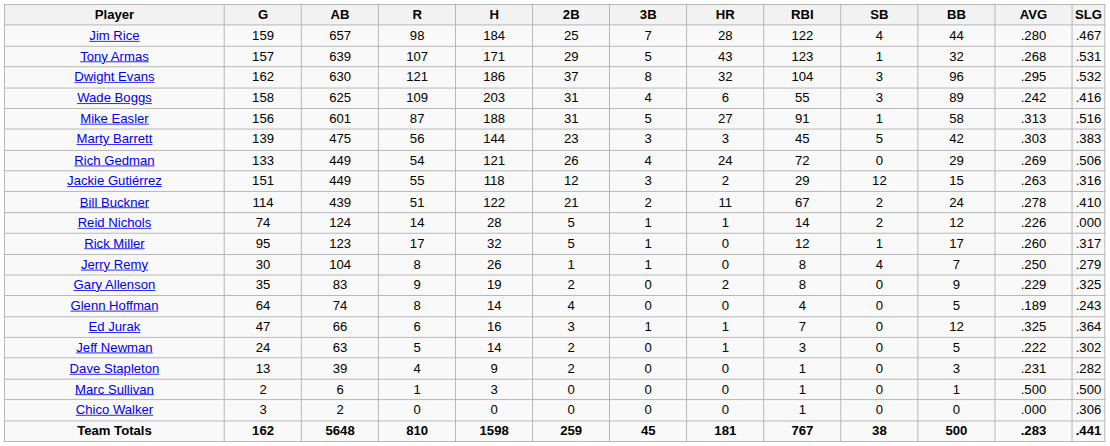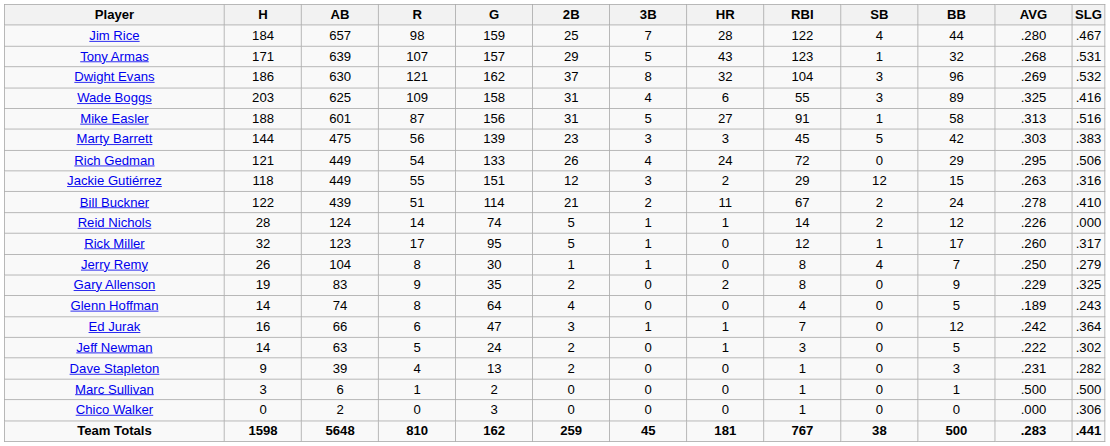columns swapped: (263, 14) <-> (494, 14)
(1033, 77) .295 -> (1033, 77) .269
(1033, 98) .242 -> (1033, 98) .325
(1033, 160) .269 -> (1033, 160) .295
(1033, 327) .325 -> (1033, 327) .242
